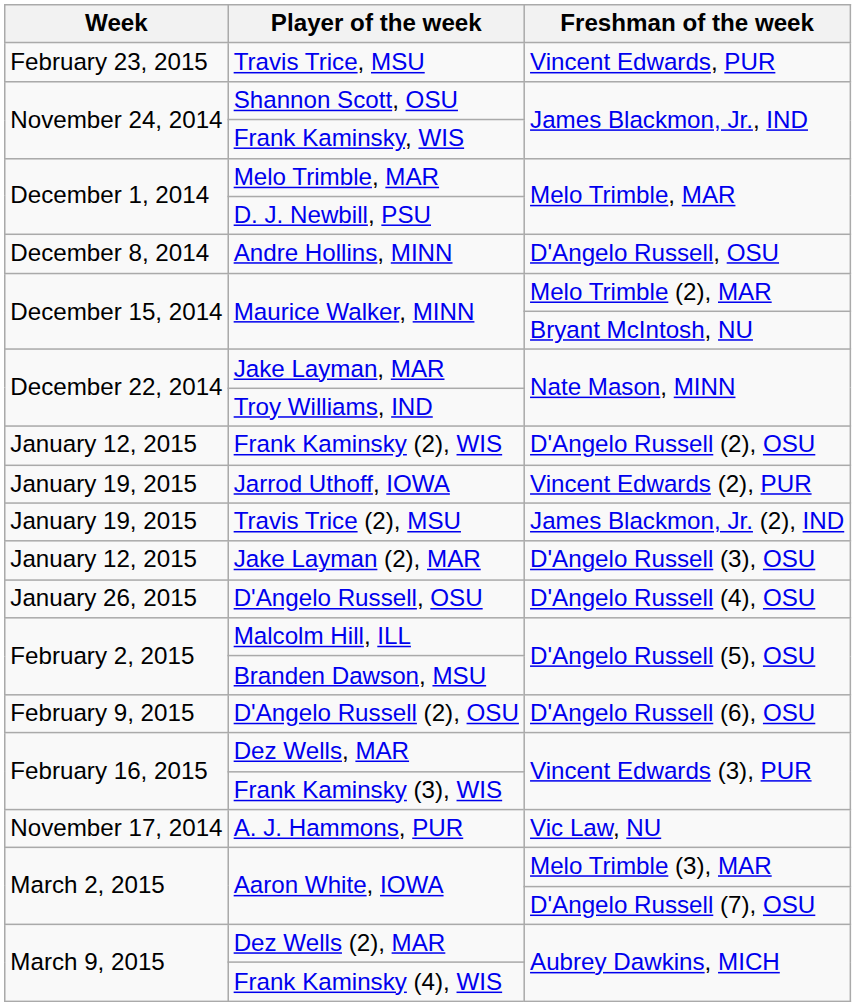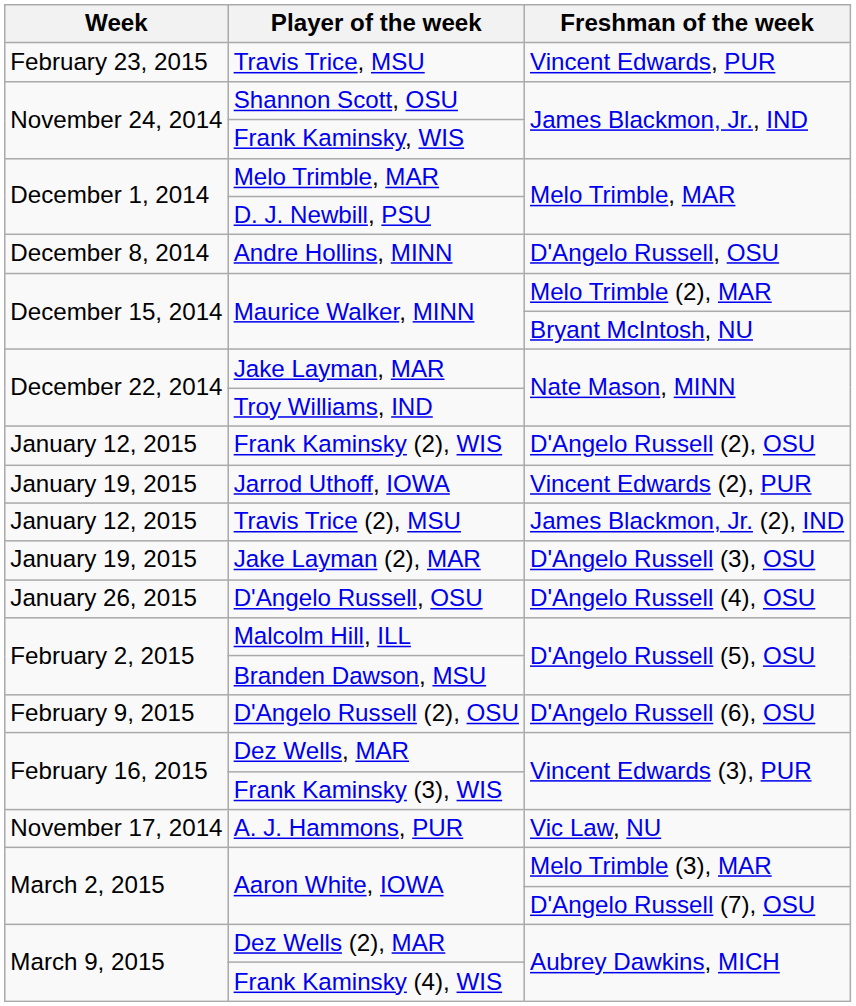(104, 521) January 19, 2015 -> (104, 521) January 12, 2015
(104, 560) January 12, 2015 -> (104, 560) January 19, 2015
